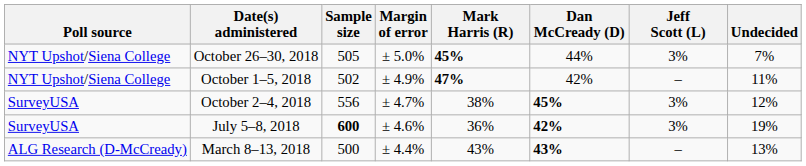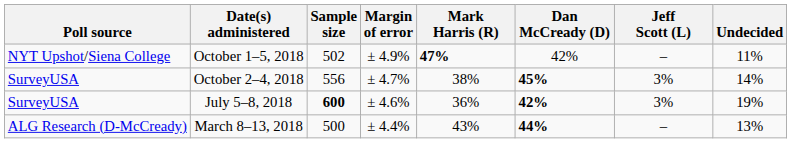- row: (256, 56)
(764, 102) 12% -> (750, 79) 14%
(548, 149) 43% -> (533, 126) 44%
